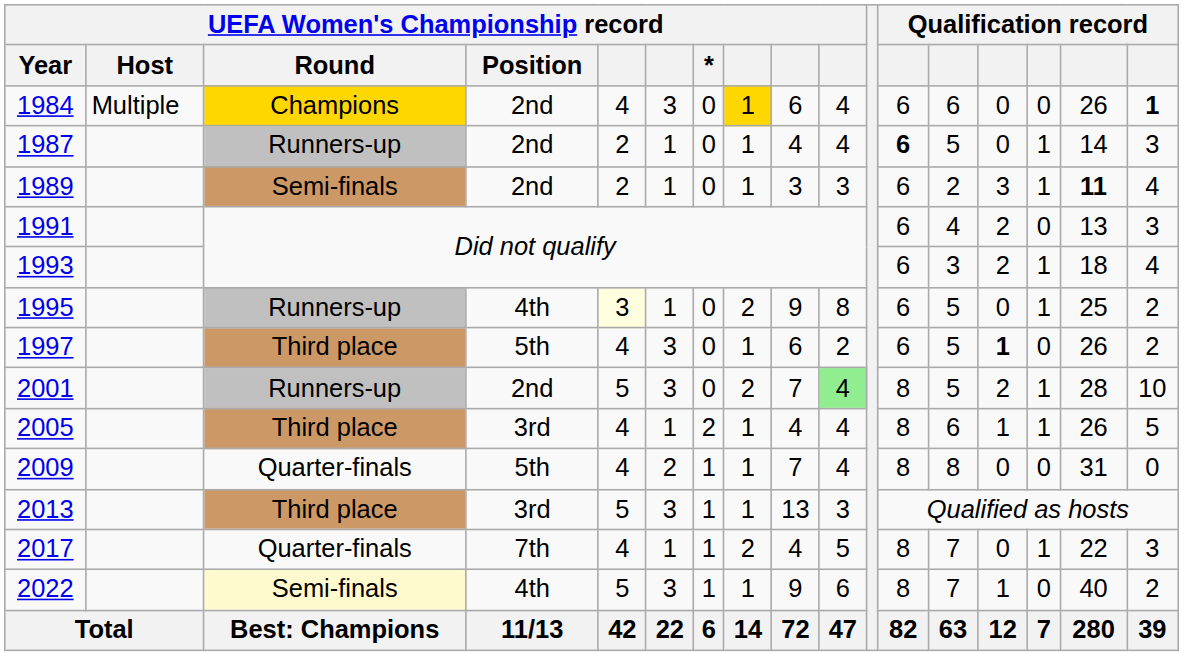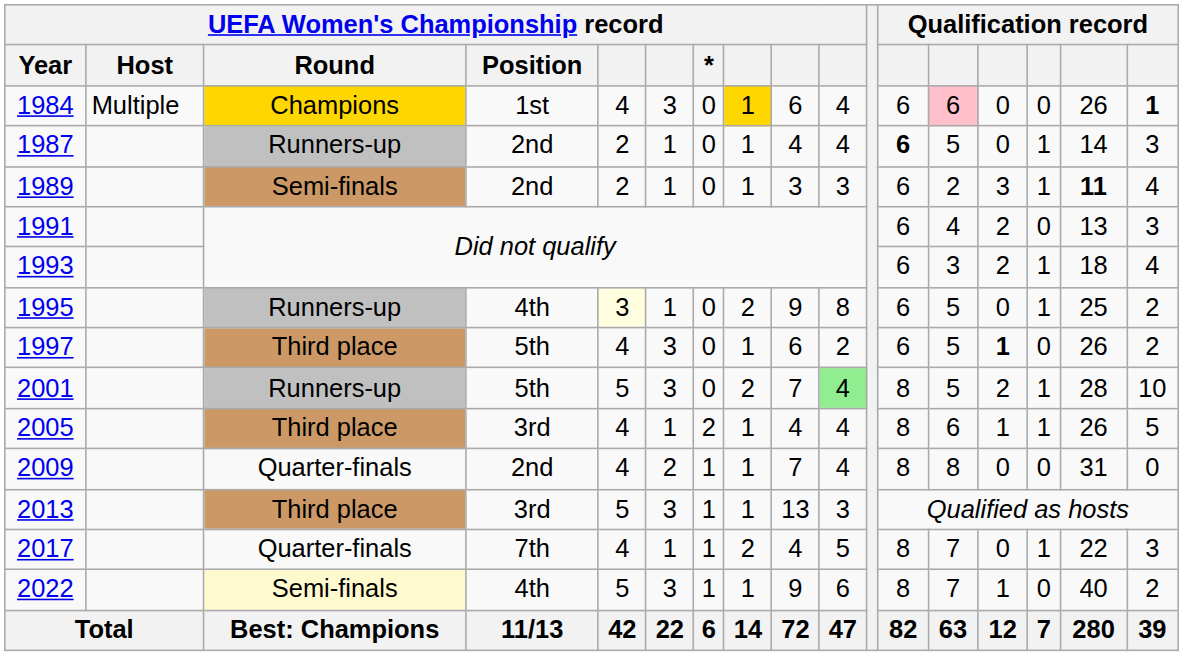(532, 105) 2nd -> (532, 105) 1st
(953, 105) no background -> (953, 105) pink background
(532, 387) 2nd -> (532, 387) 5th
(532, 468) 5th -> (532, 468) 2nd
